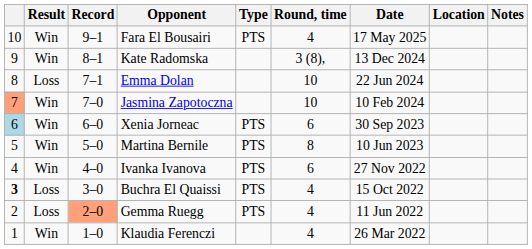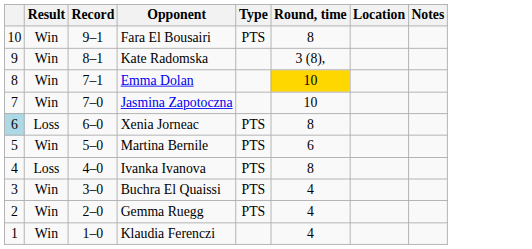- column: (390, 15)
(310, 37) 4 -> (310, 37) 8
(46, 80) Loss -> (46, 80) Win
(310, 80) no background -> (310, 80) gold background
(14, 102) lightsalmon background -> (14, 102) no background
(46, 124) Win -> (46, 124) Loss
(310, 124) 6 -> (310, 124) 8
(310, 146) 8 -> (310, 146) 6
(46, 168) Win -> (46, 168) Loss
(310, 168) 6 -> (310, 168) 8
(14, 189) bold -> (14, 189) normal
(46, 189) Loss -> (46, 189) Win
(46, 211) Loss -> (46, 211) Win
(93, 211) lightsalmon background -> (93, 211) no background
